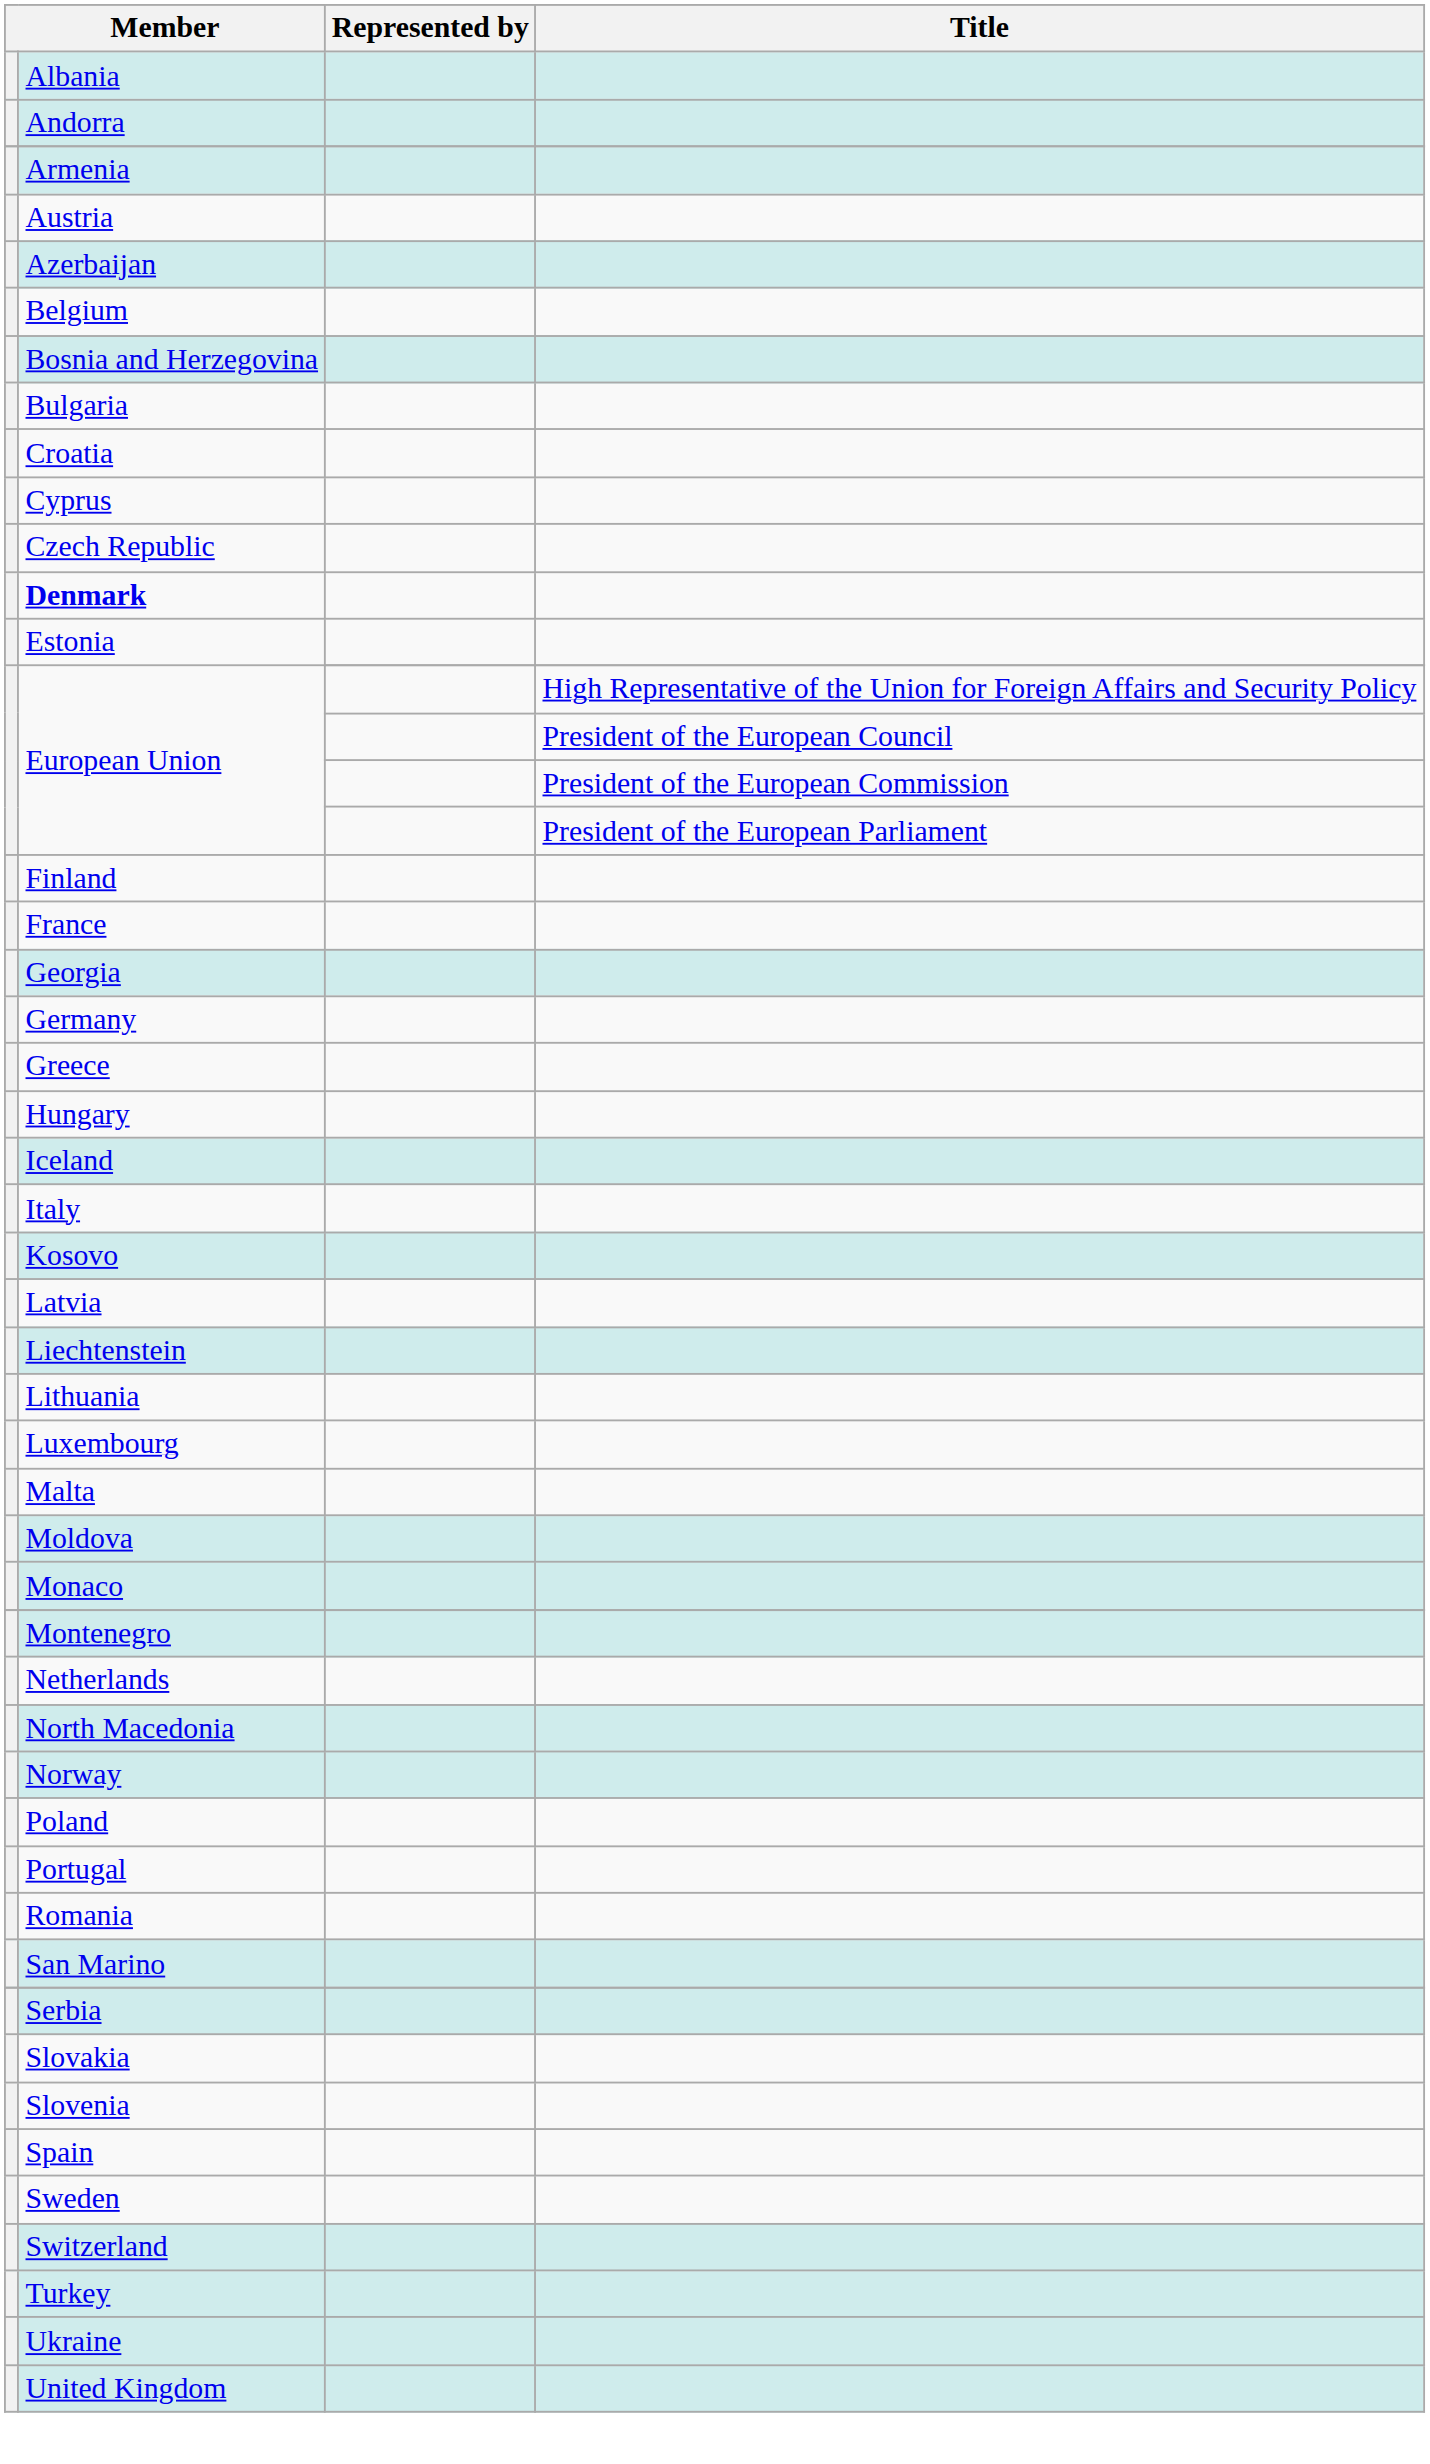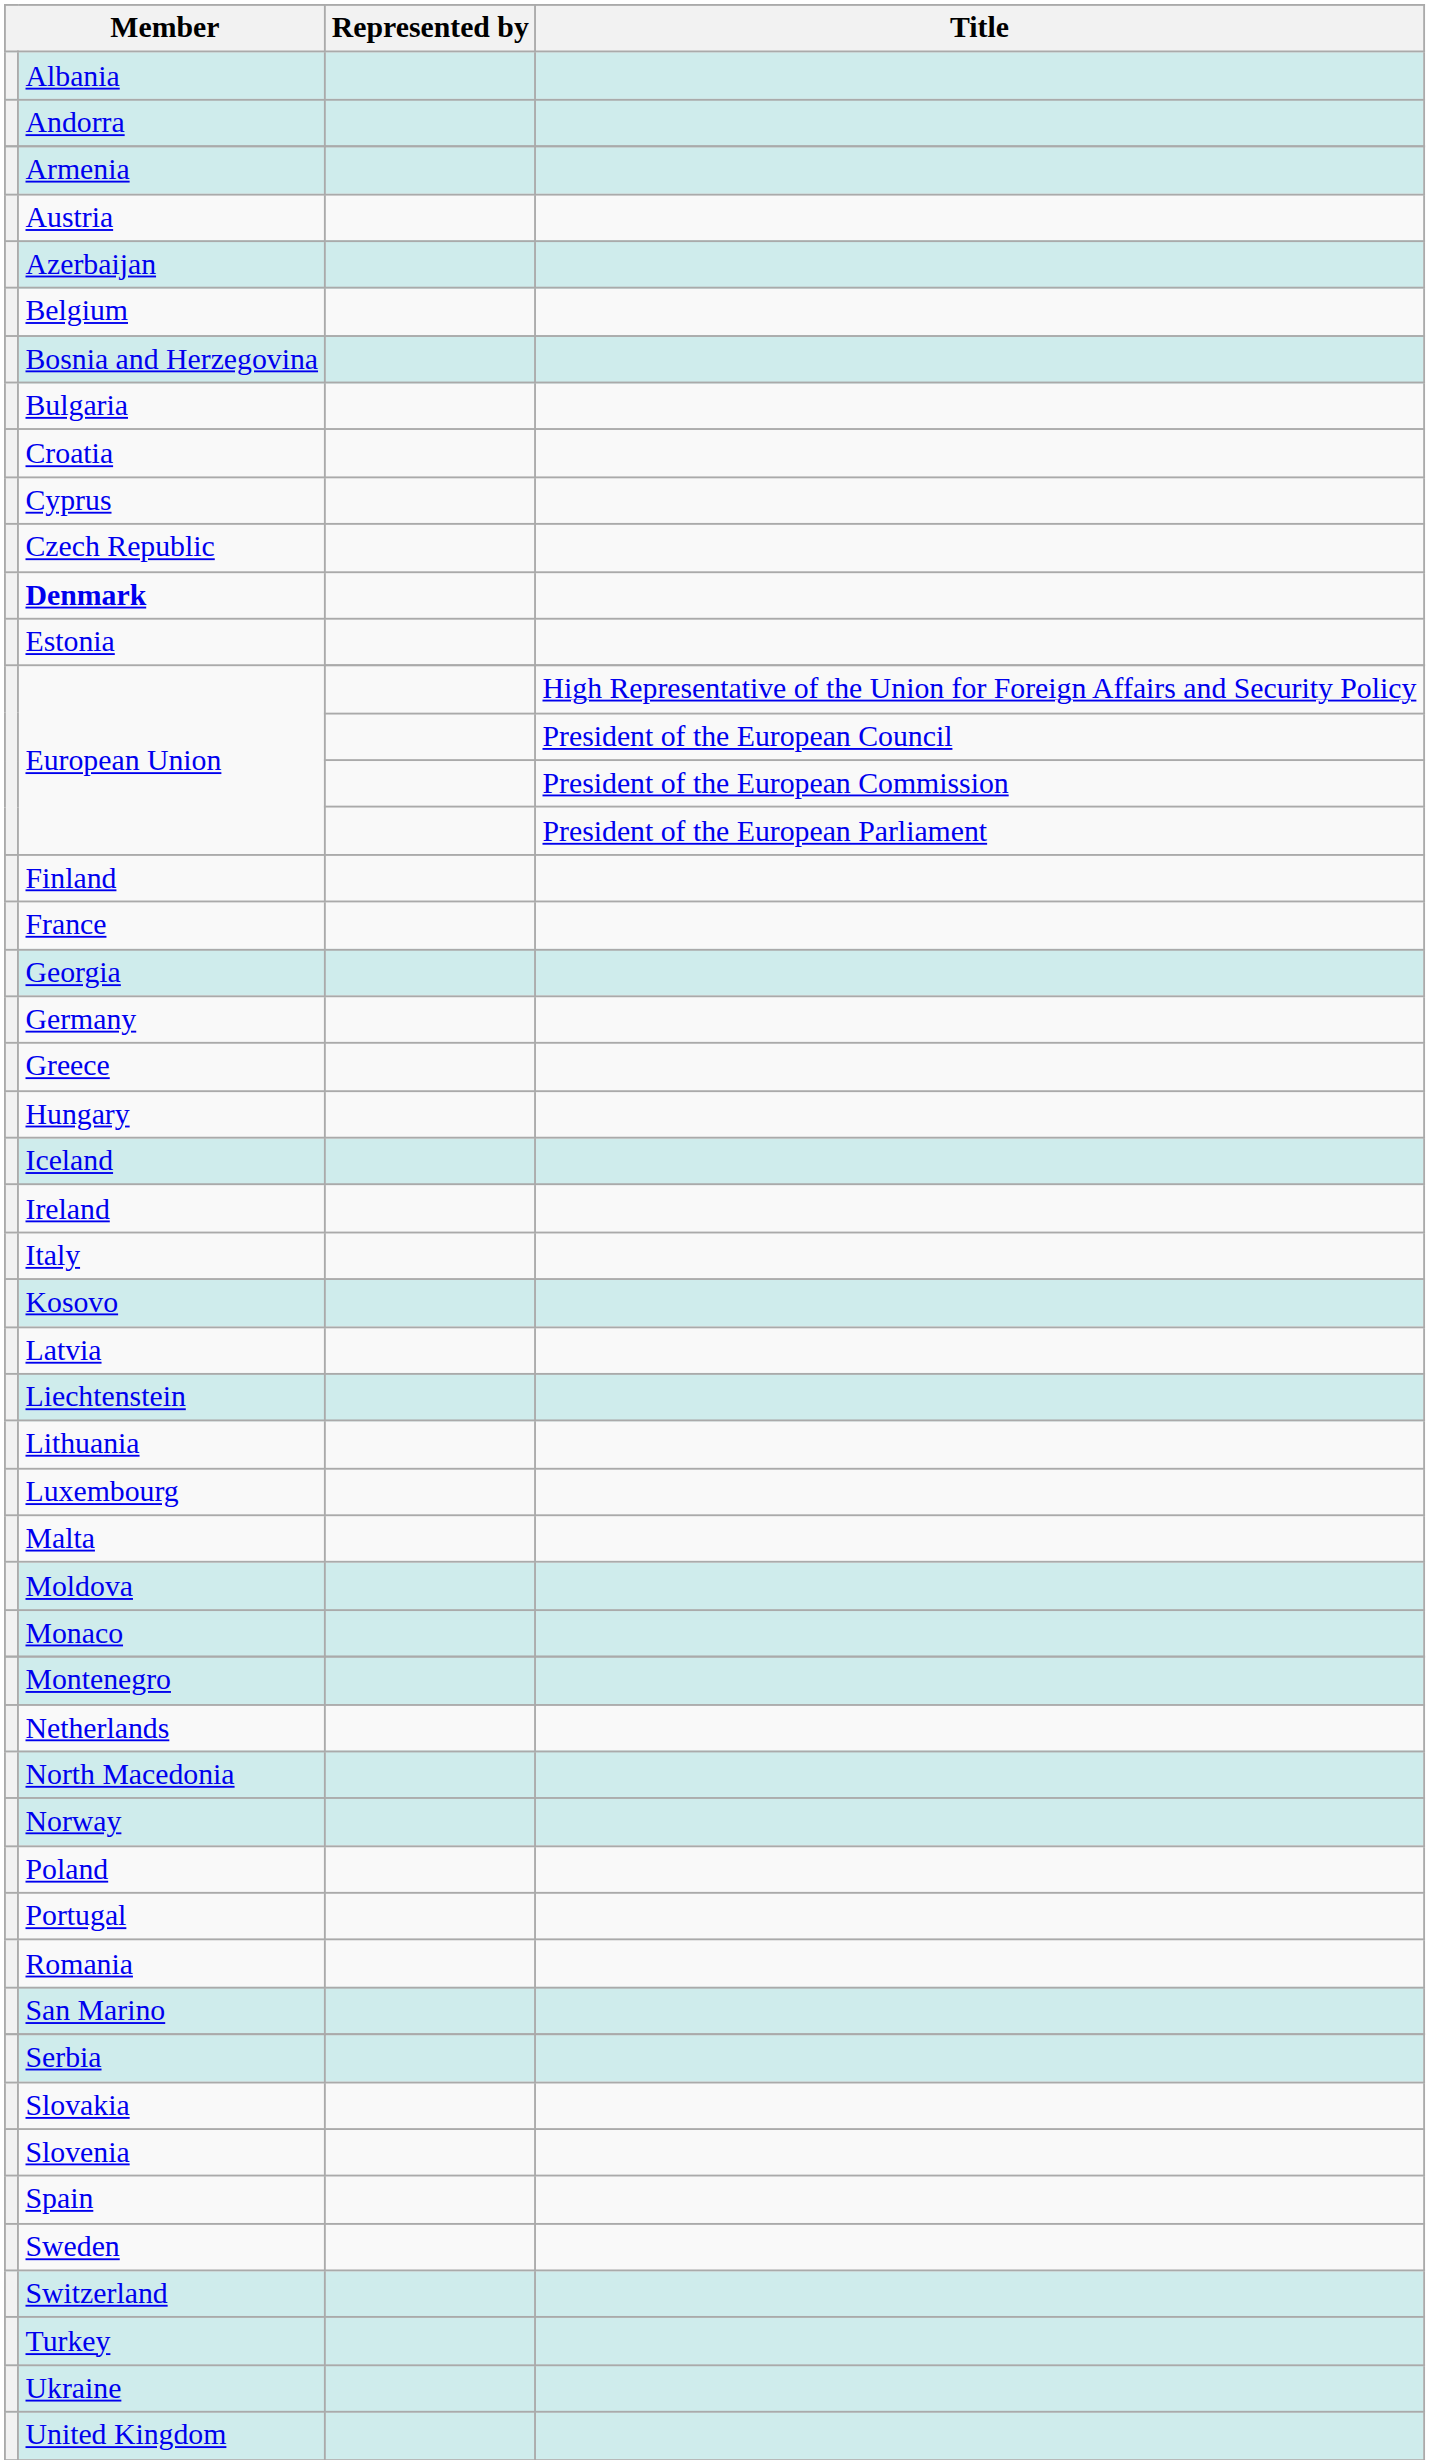+ row: (68, 1208)
